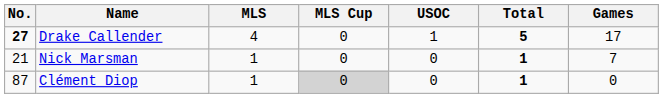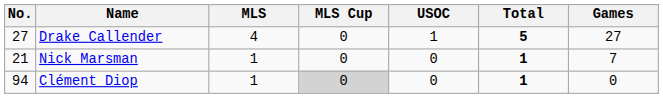(20, 38) bold -> (20, 38) normal
(613, 38) 17 -> (613, 38) 27
(20, 82) 87 -> (20, 82) 94
